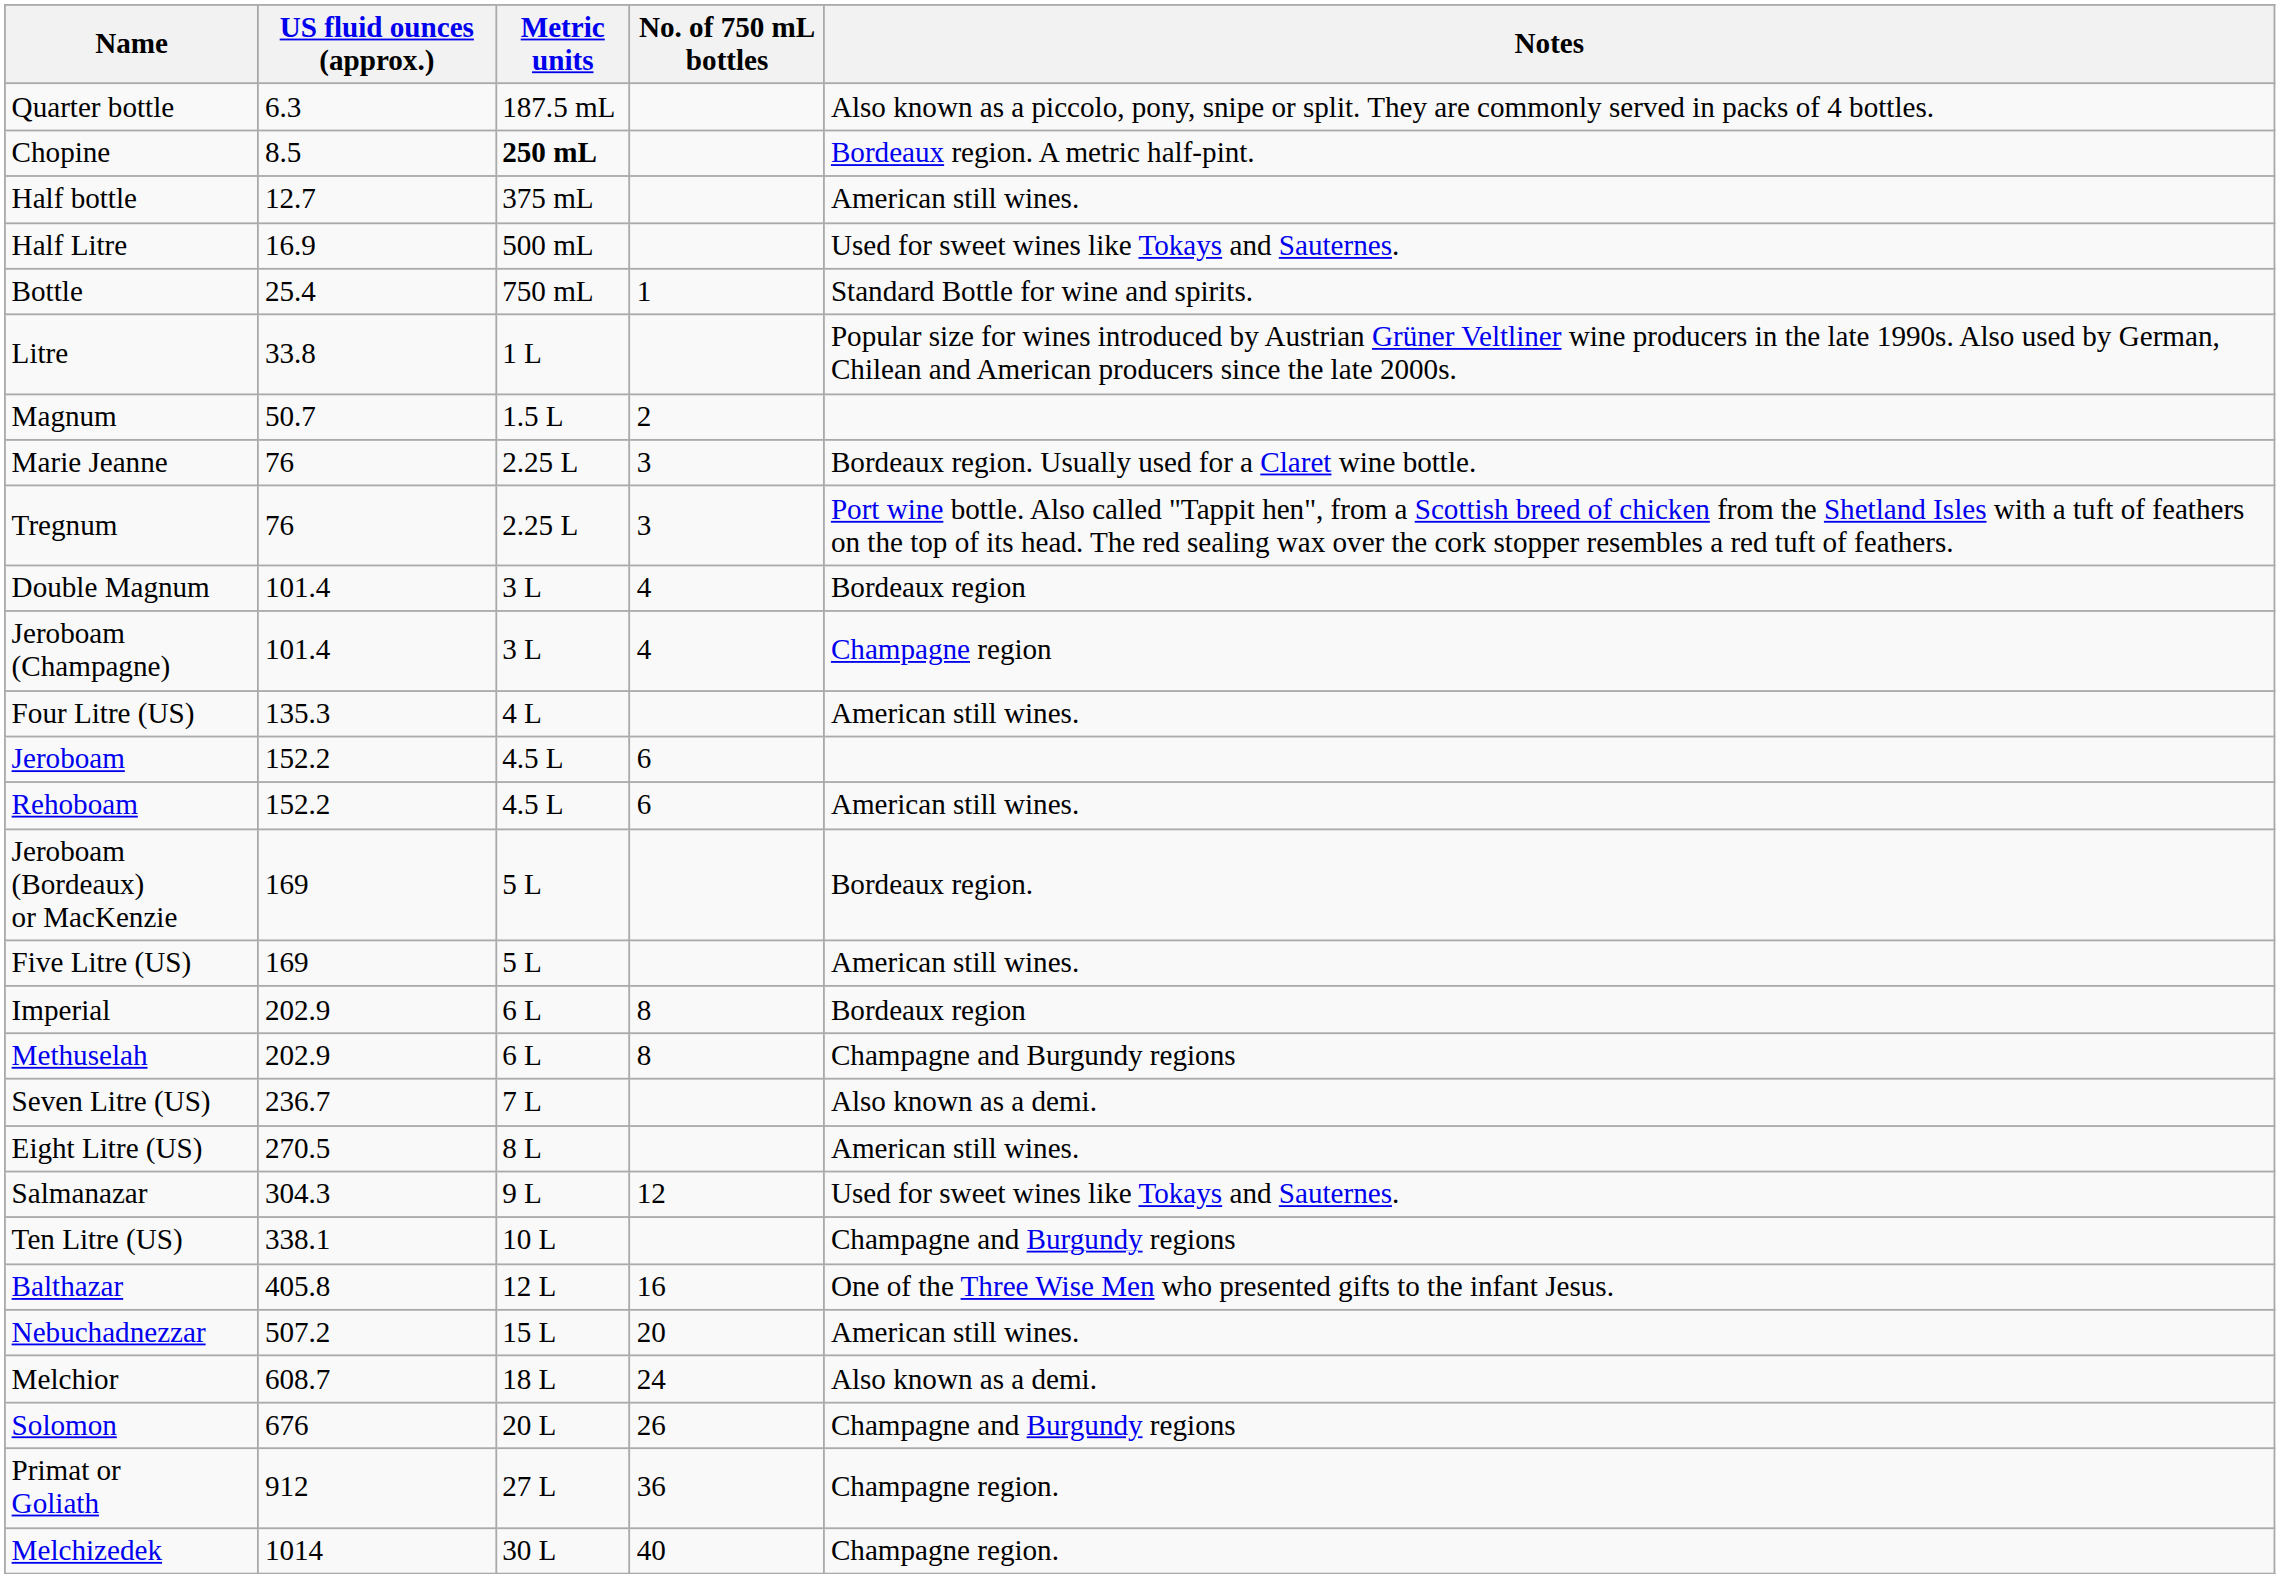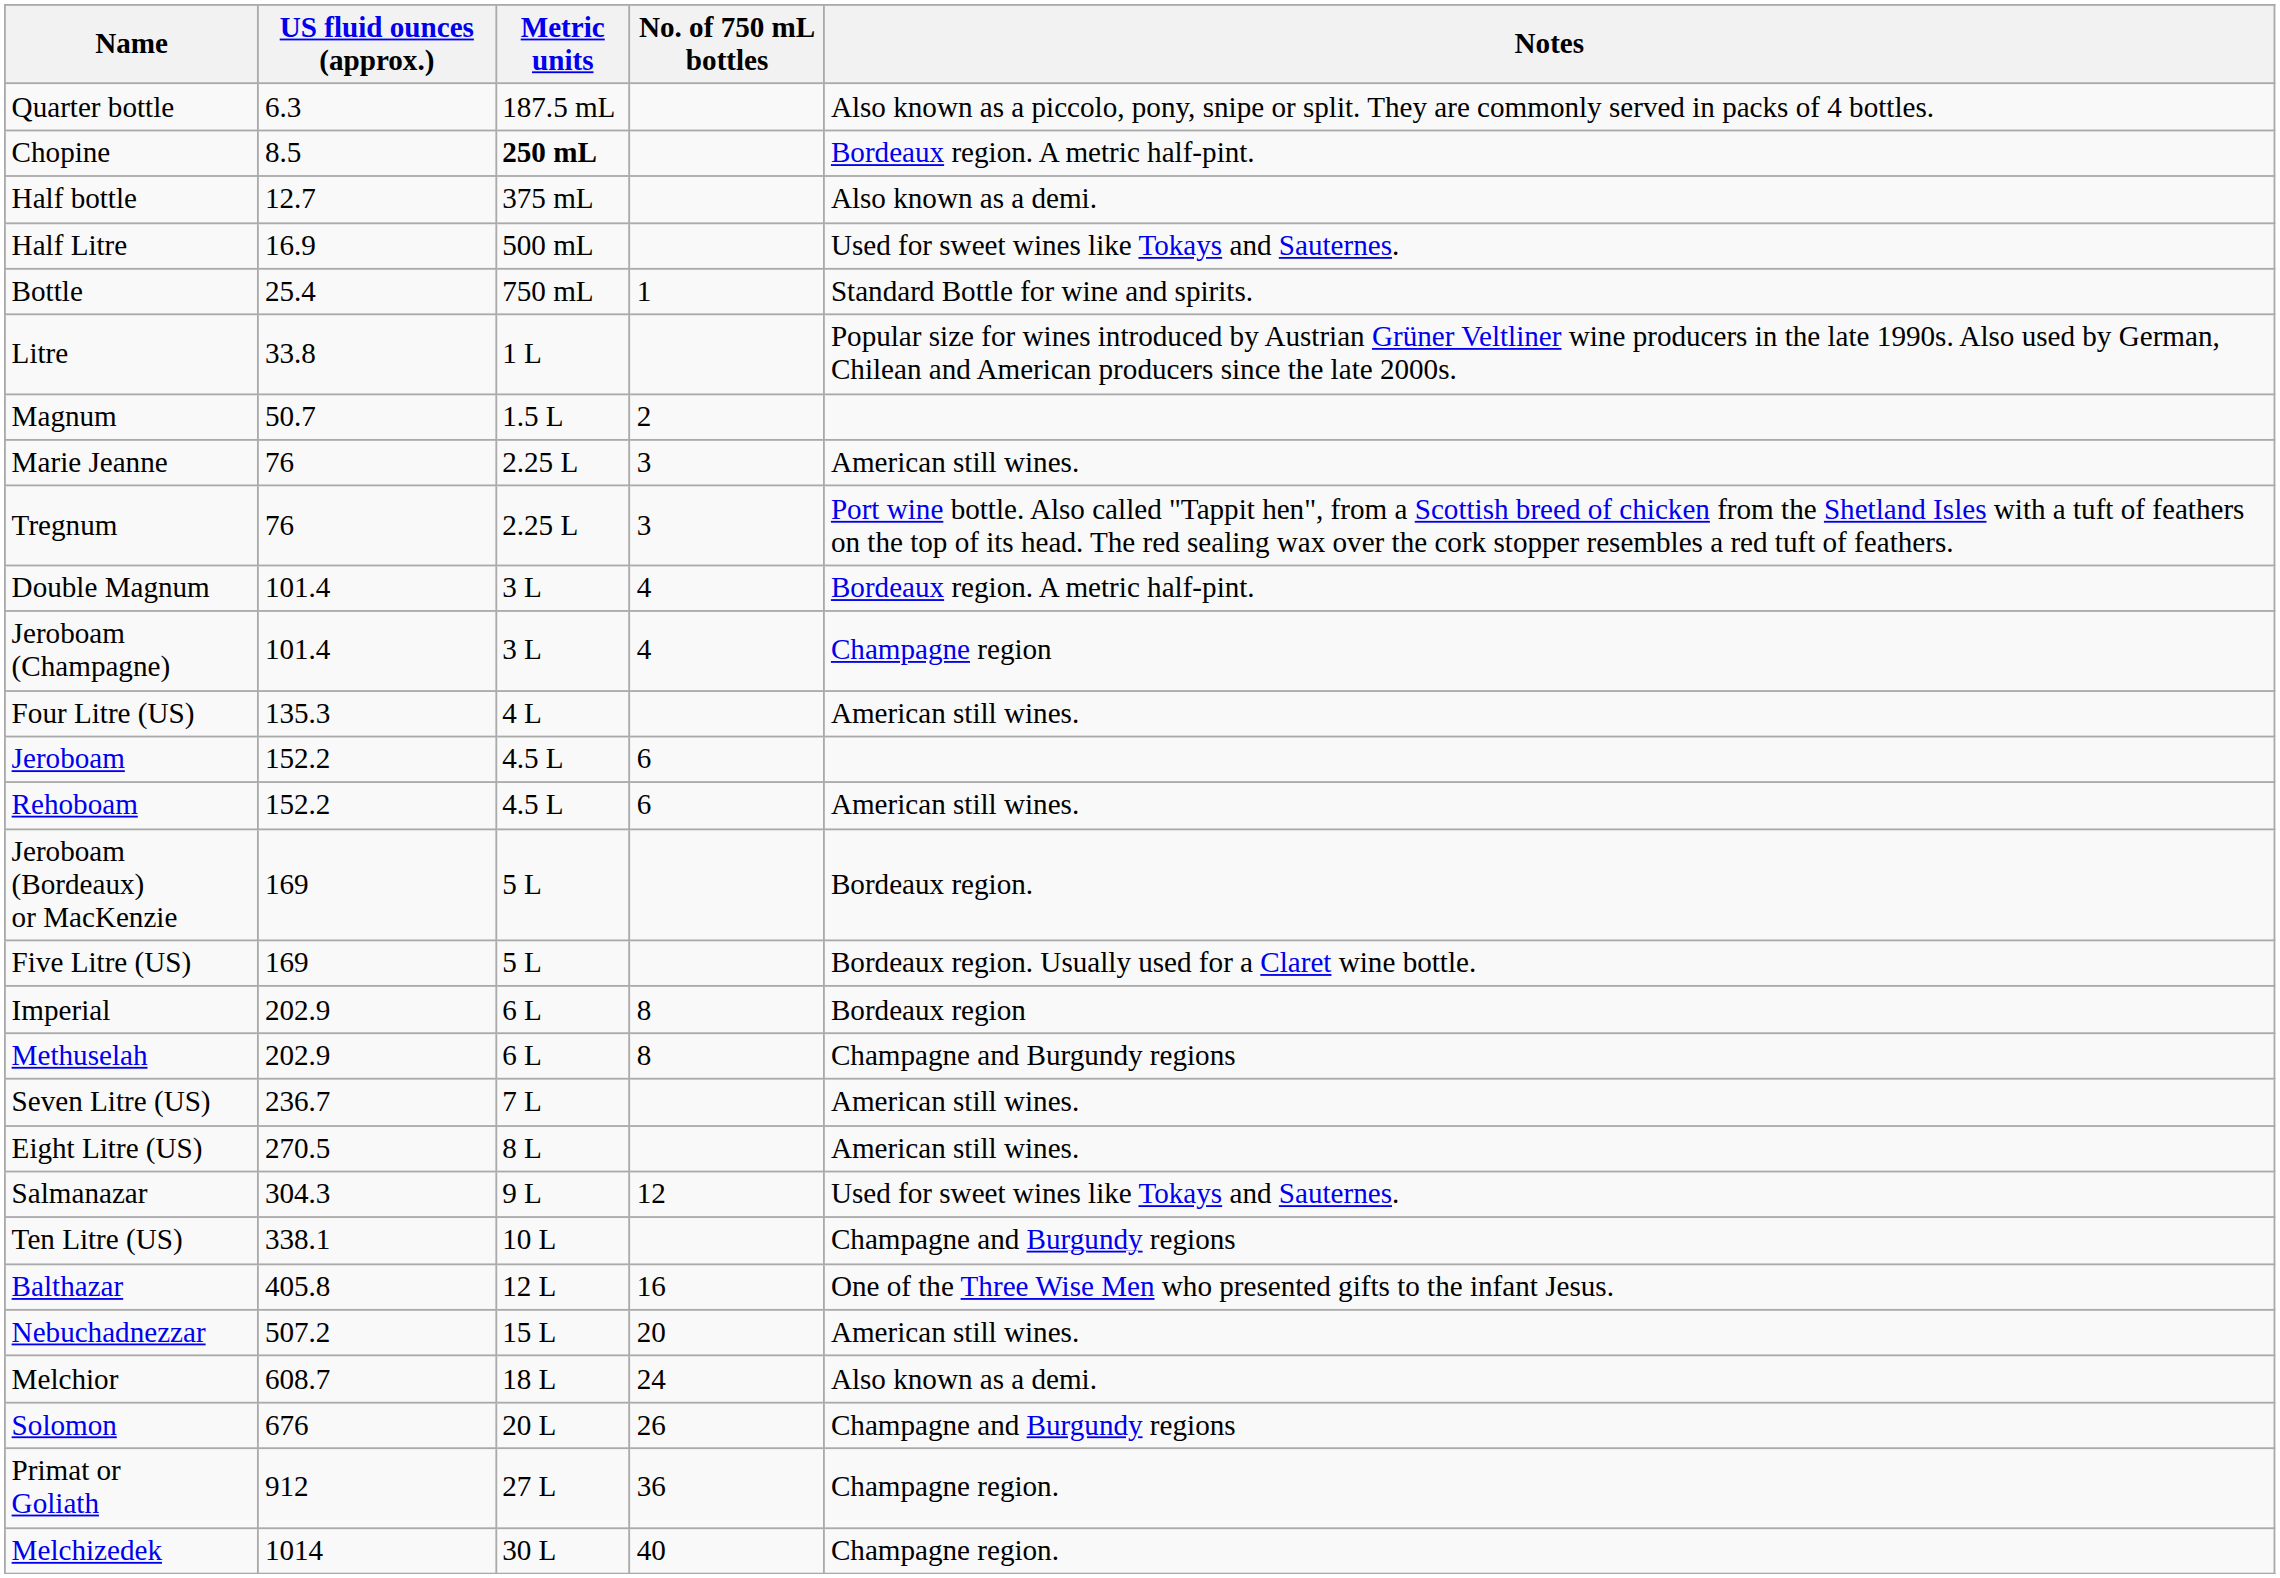(955, 198) American still wines. -> (964, 198) Also known as a demi.
(1154, 462) Bordeaux region. Usually used for a Claret wine bottle. -> (955, 462) American still wines.
(928, 587) Bordeaux region -> (1043, 587) Bordeaux region. A metric half-pint.
(955, 963) American still wines. -> (1154, 963) Bordeaux region. Usually used for a Claret wine bottle.
(964, 1101) Also known as a demi. -> (955, 1101) American still wines.
